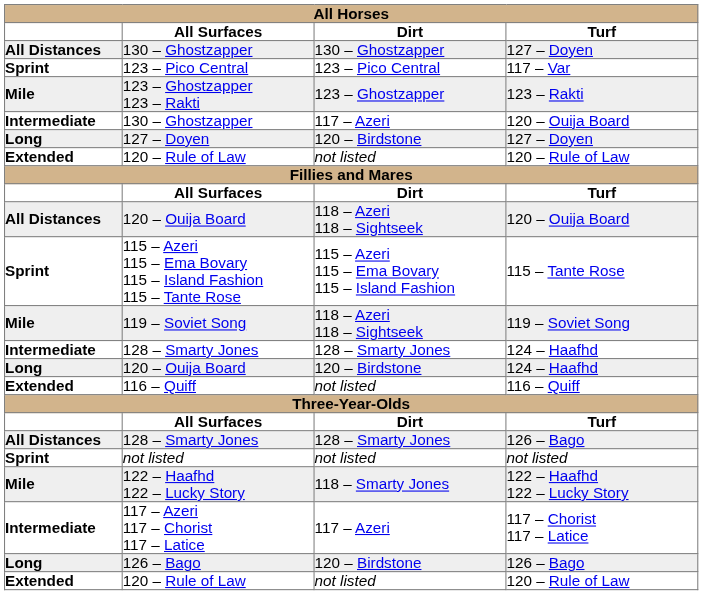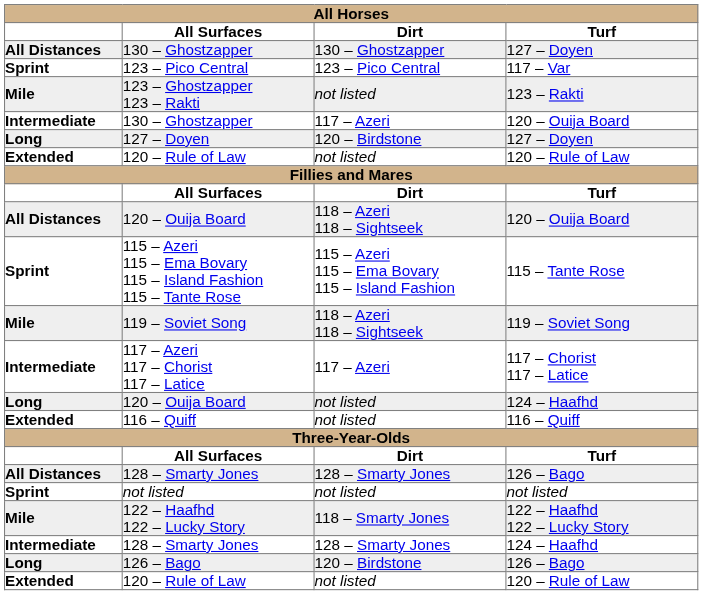(379, 94) 123 – Ghostzapper -> (345, 94) not listed
rows swapped: (50, 528) <-> (50, 350)
(368, 368) 120 – Birdstone -> (345, 401) not listed
